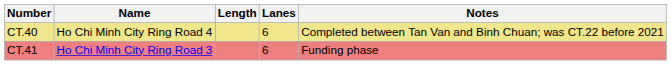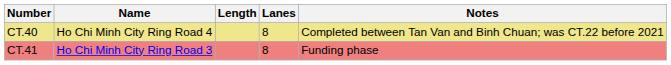(265, 32) 6 -> (265, 32) 8
(265, 50) 6 -> (265, 50) 8
